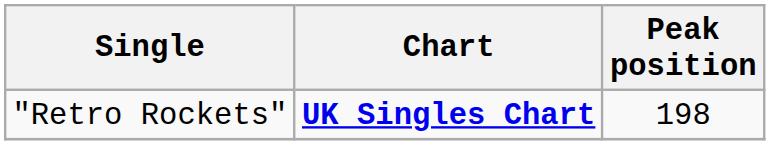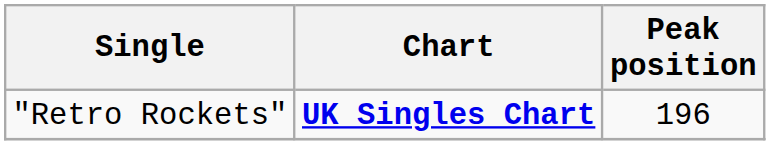(683, 115) 198 -> (683, 115) 196
